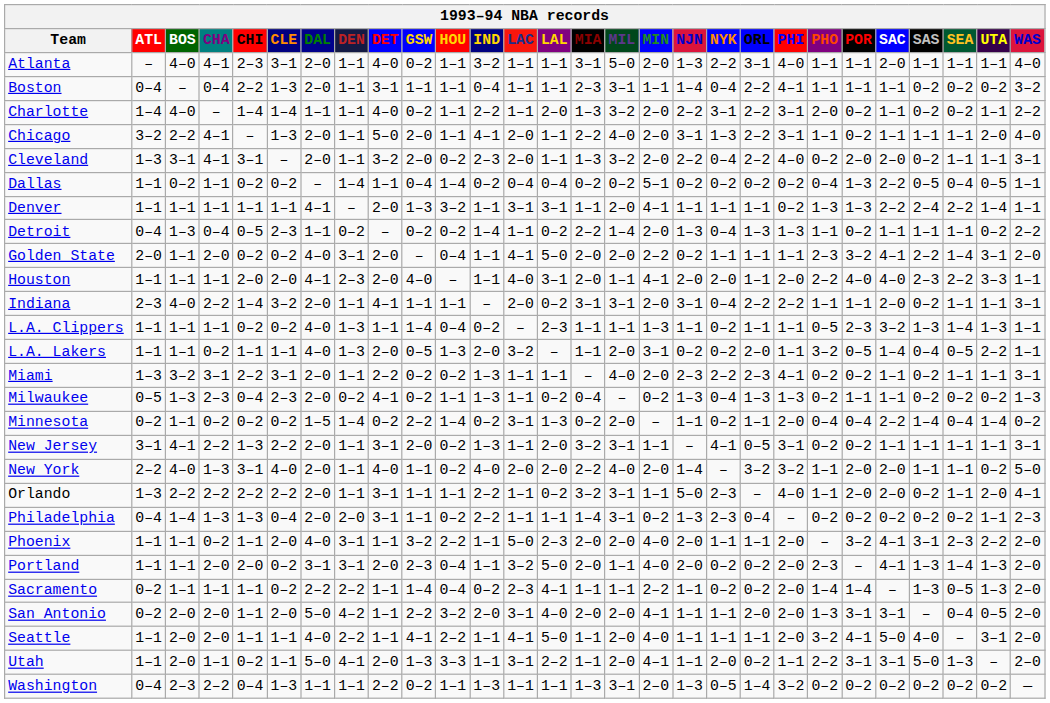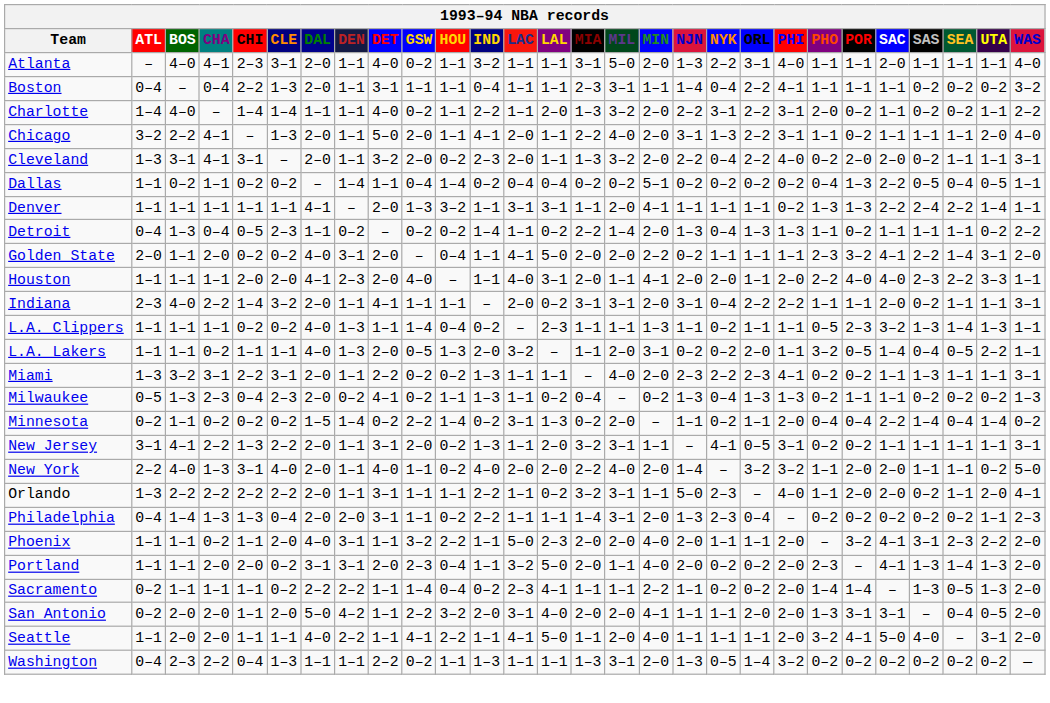(926, 376) 0–2 -> (926, 376) 1–3
(656, 519) 0–2 -> (656, 519) 2–0
- row: (26, 663)
